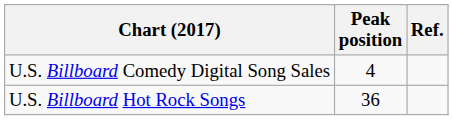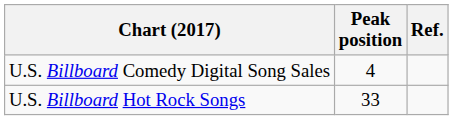(370, 99) 36 -> (370, 99) 33
